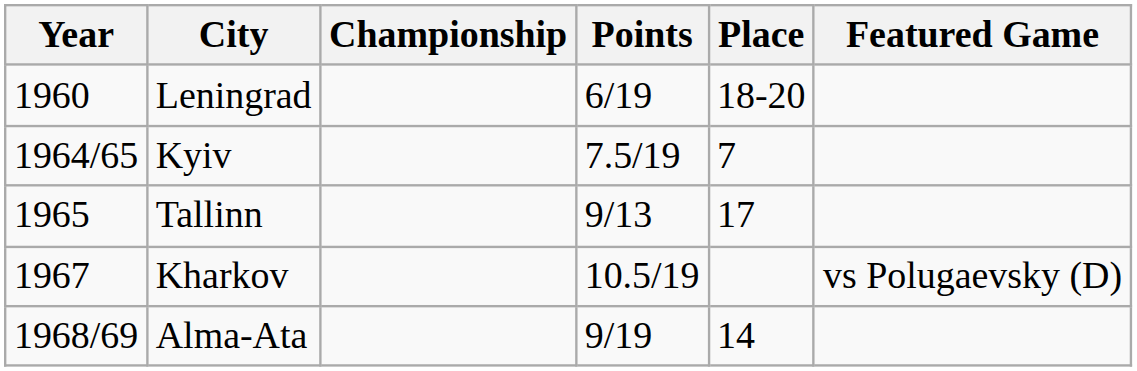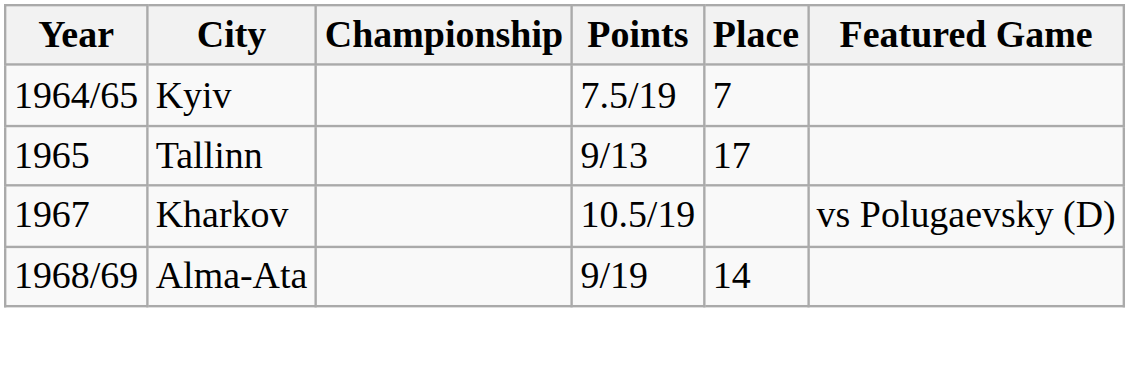- row: (234, 94)
